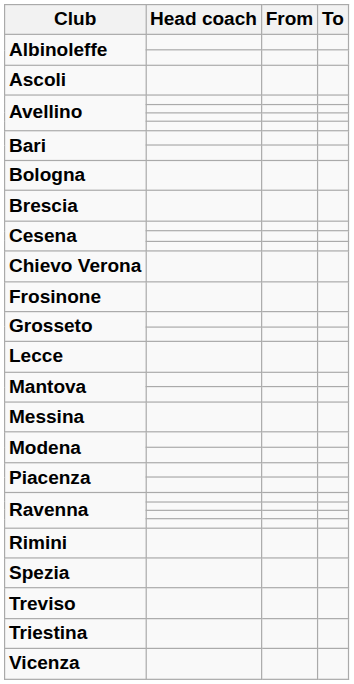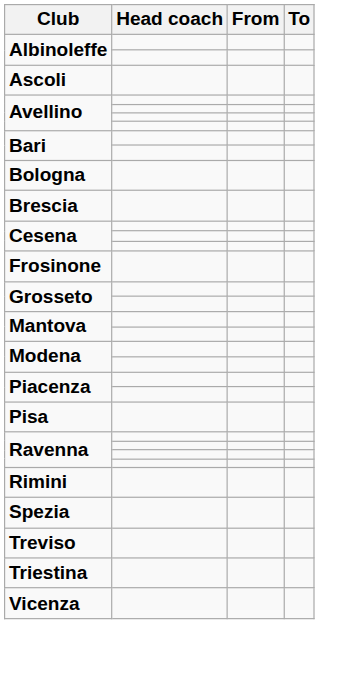- row: (75, 266)
- row: (36, 356)
- row: (47, 417)
+ row: (29, 417)
